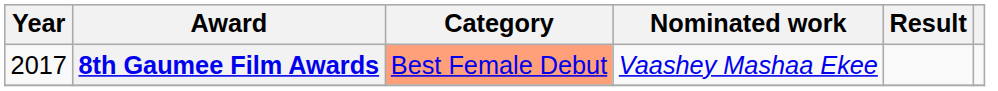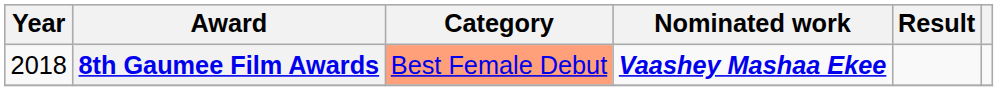(39, 64) 2017 -> (39, 64) 2018
(748, 64) normal -> (753, 64) bold
